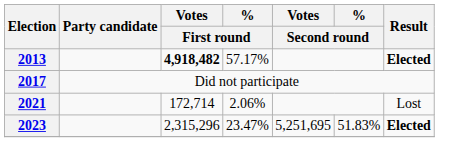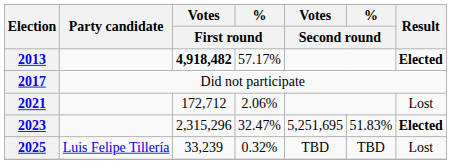(192, 103) 172,714 -> (204, 103) 172,712
(247, 125) 23.47% -> (259, 125) 32.47%
+ row: (32, 147)
